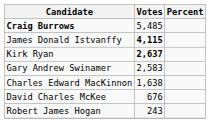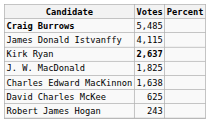(150, 40) bold -> (150, 40) normal
- row: (59, 68)
+ row: (46, 68)
(155, 97) 676 -> (155, 97) 625
